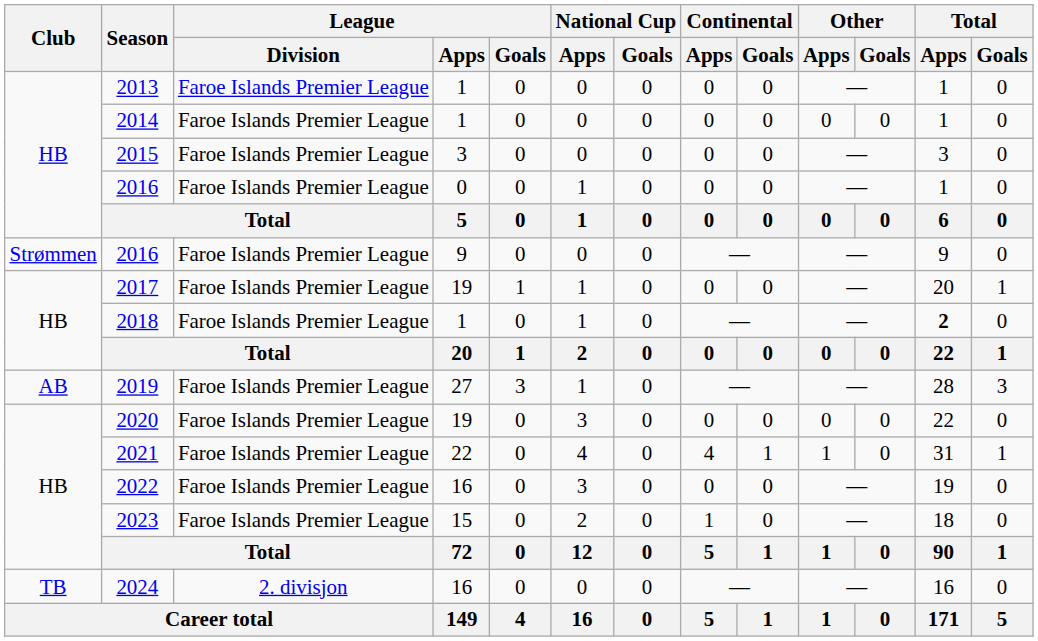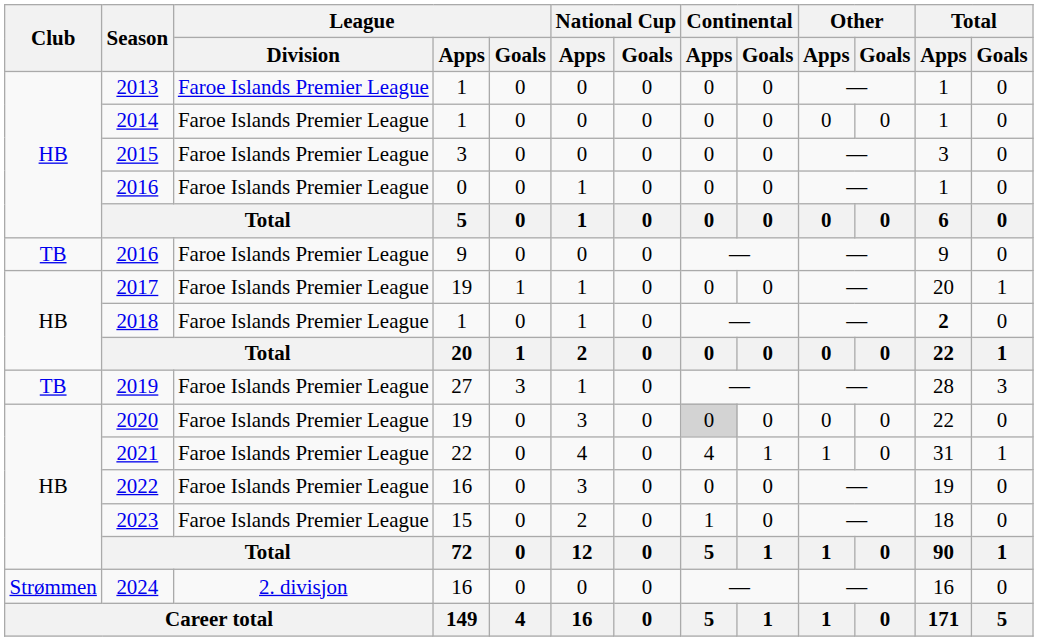(53, 253) Strømmen -> (53, 253) TB
(53, 386) AB -> (53, 386) TB
(709, 420) no background -> (709, 420) lightgrey background
(53, 586) TB -> (53, 586) Strømmen
